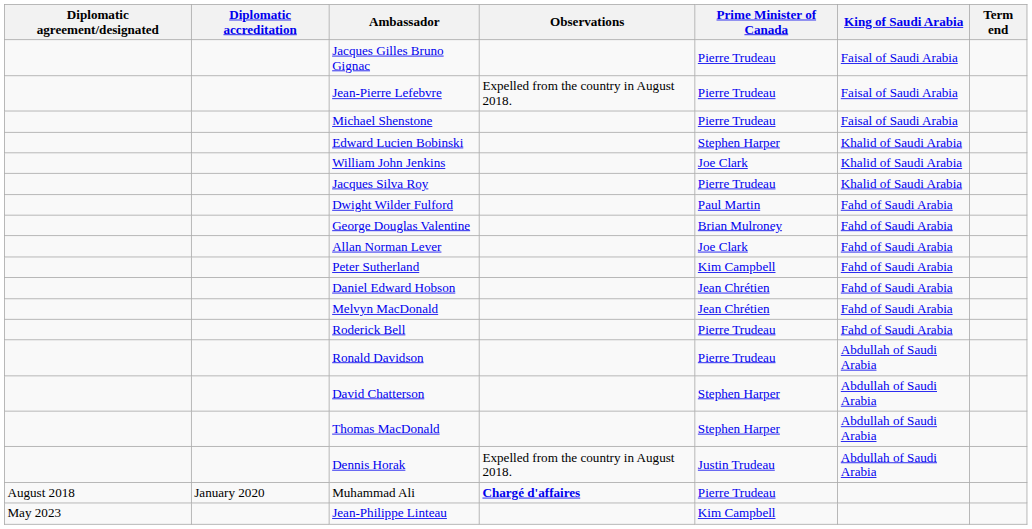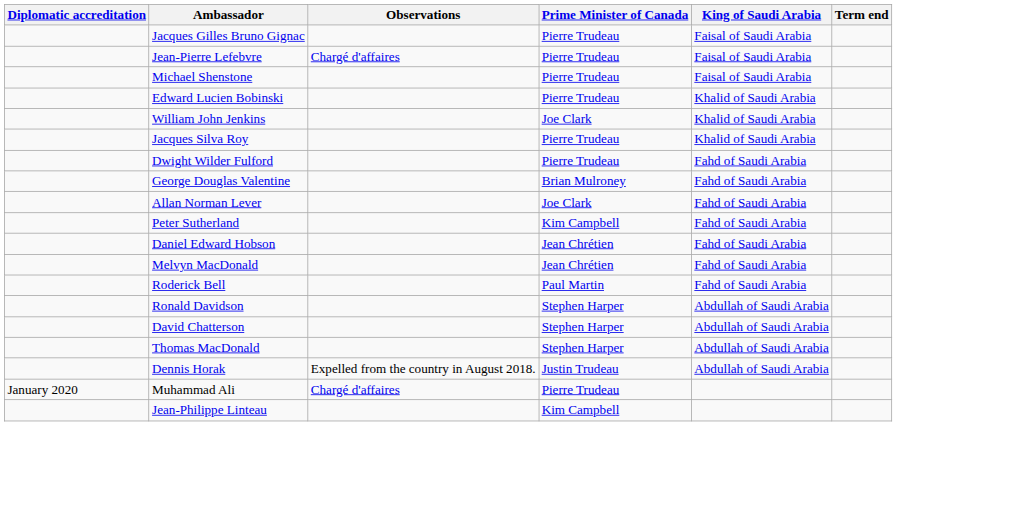- column: (98, 22)
(578, 93) Expelled from the country in August 2018. -> (355, 56) Chargé d'affaires
(739, 142) Stephen Harper -> (580, 98) Pierre Trudeau
(729, 204) Paul Martin -> (580, 160) Pierre Trudeau
(737, 329) Pierre Trudeau -> (573, 285) Paul Martin
(737, 357) Pierre Trudeau -> (583, 306) Stephen Harper
(531, 492) bold -> (355, 389) normal
